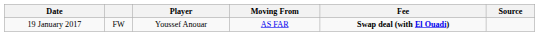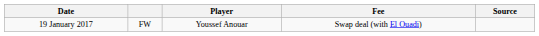- column: (275, 10)
(403, 24) bold -> (378, 24) normal
